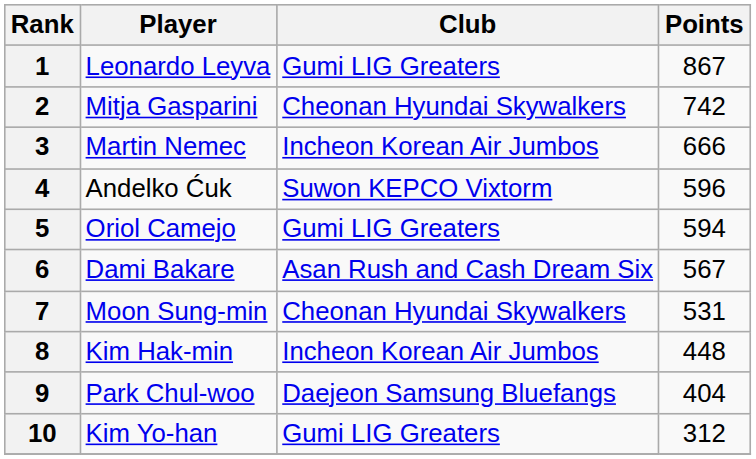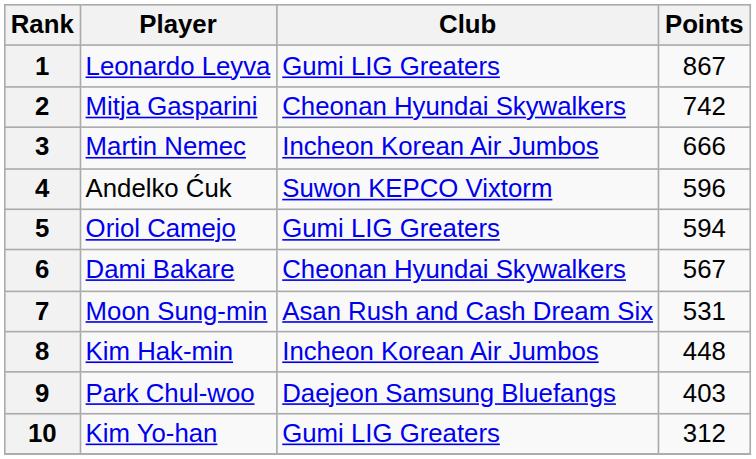(468, 270) Asan Rush and Cash Dream Six -> (454, 270) Cheonan Hyundai Skywalkers
(454, 310) Cheonan Hyundai Skywalkers -> (468, 310) Asan Rush and Cash Dream Six
(704, 392) 404 -> (704, 392) 403
